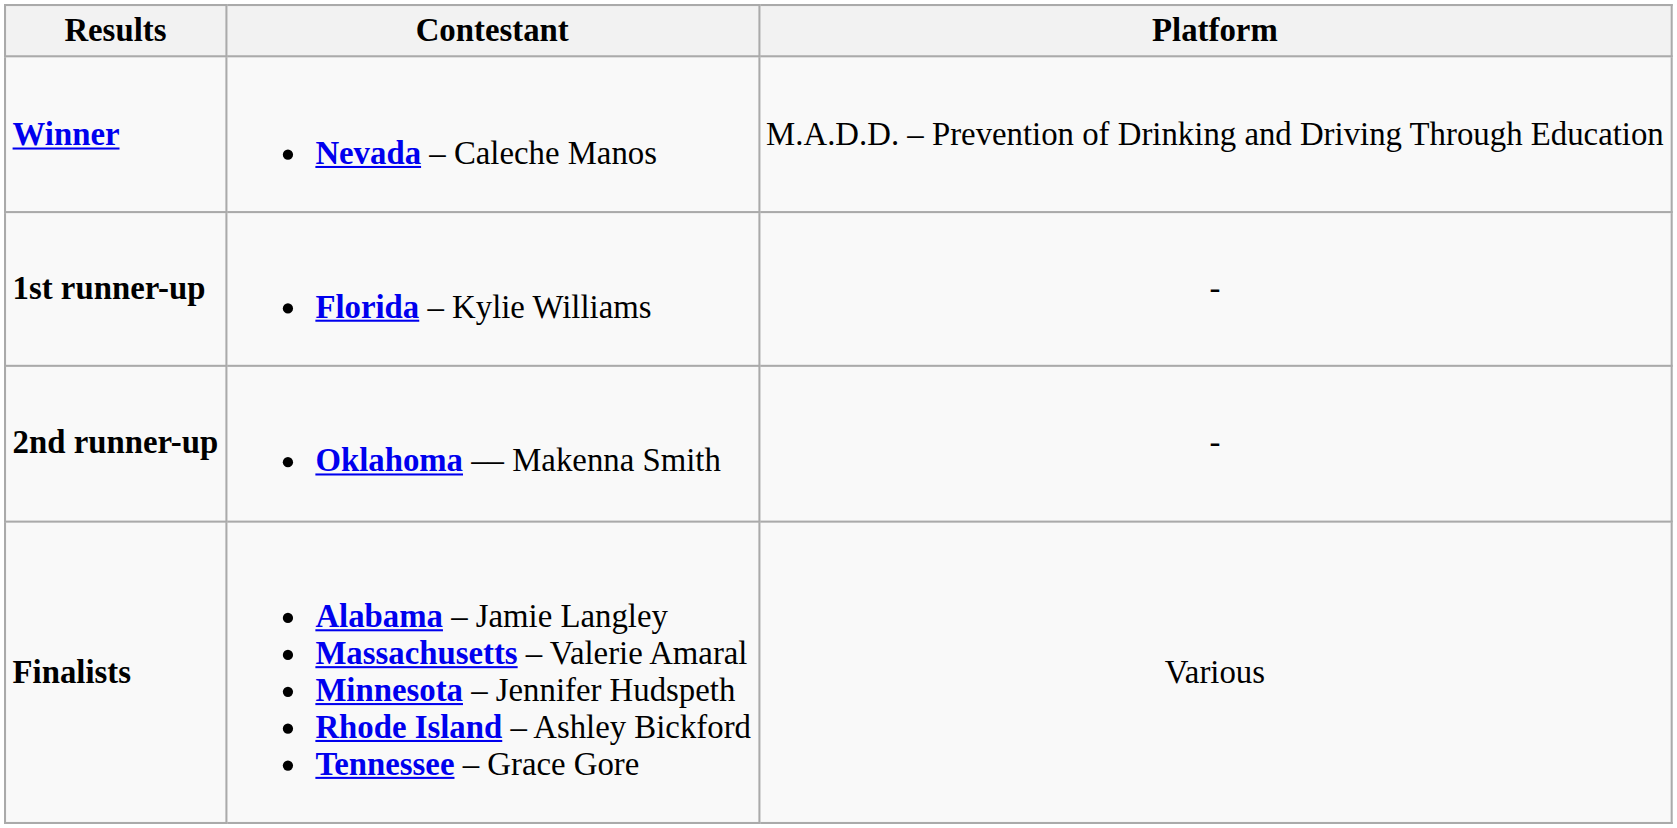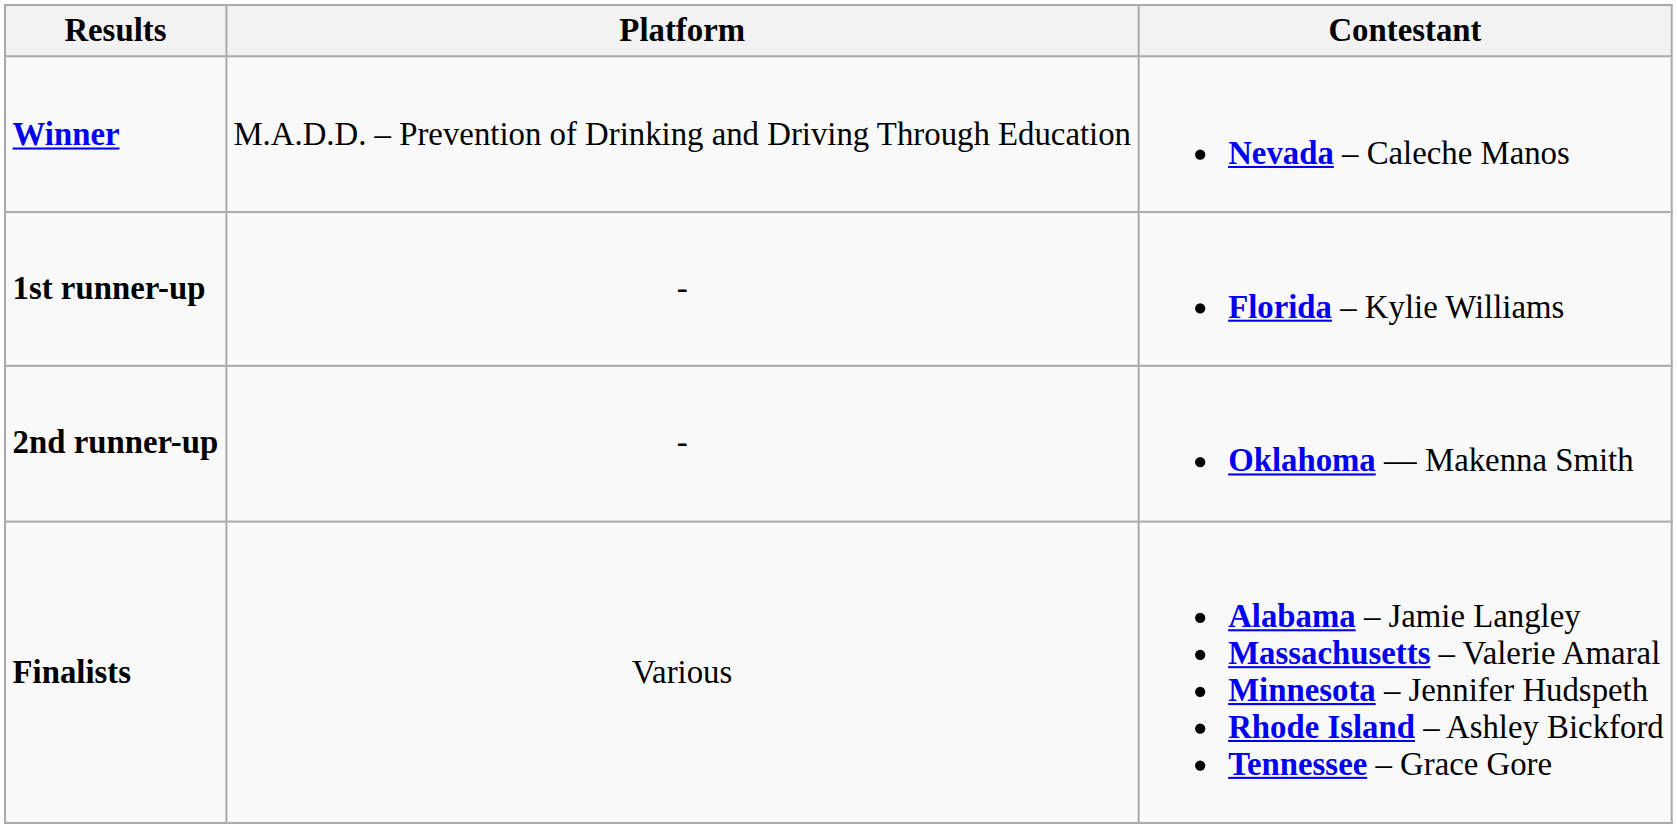columns swapped: (492, 30) <-> (1215, 30)
